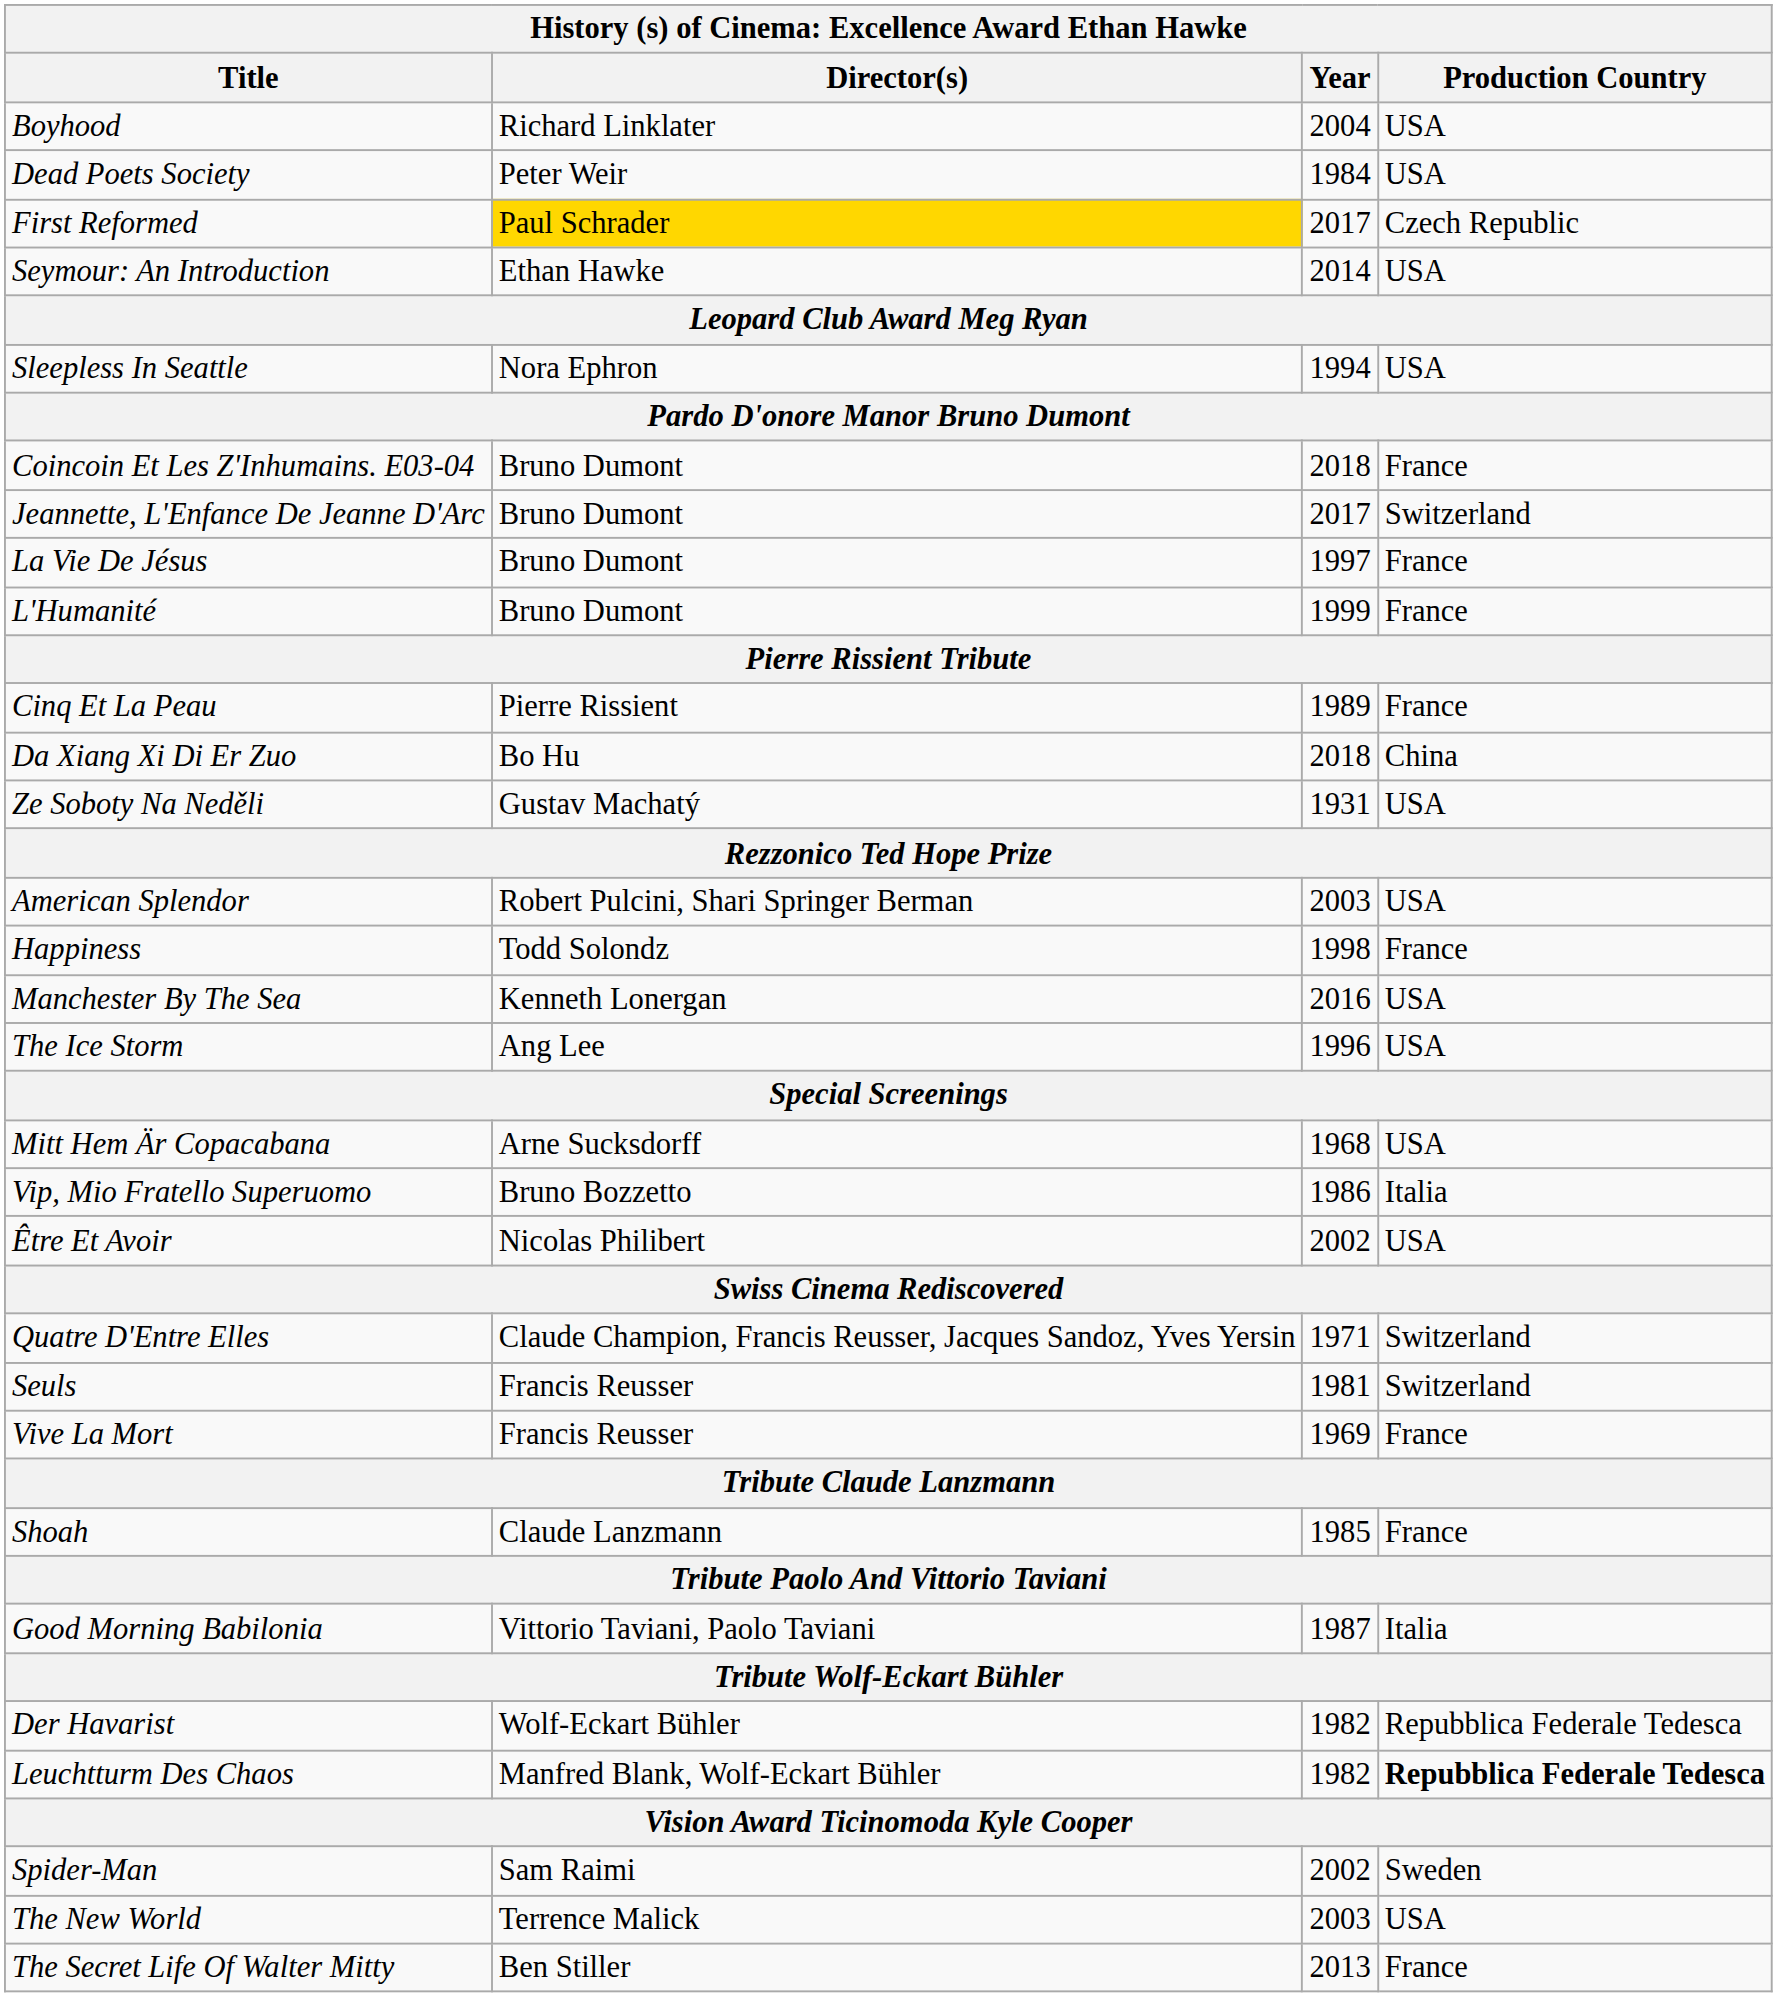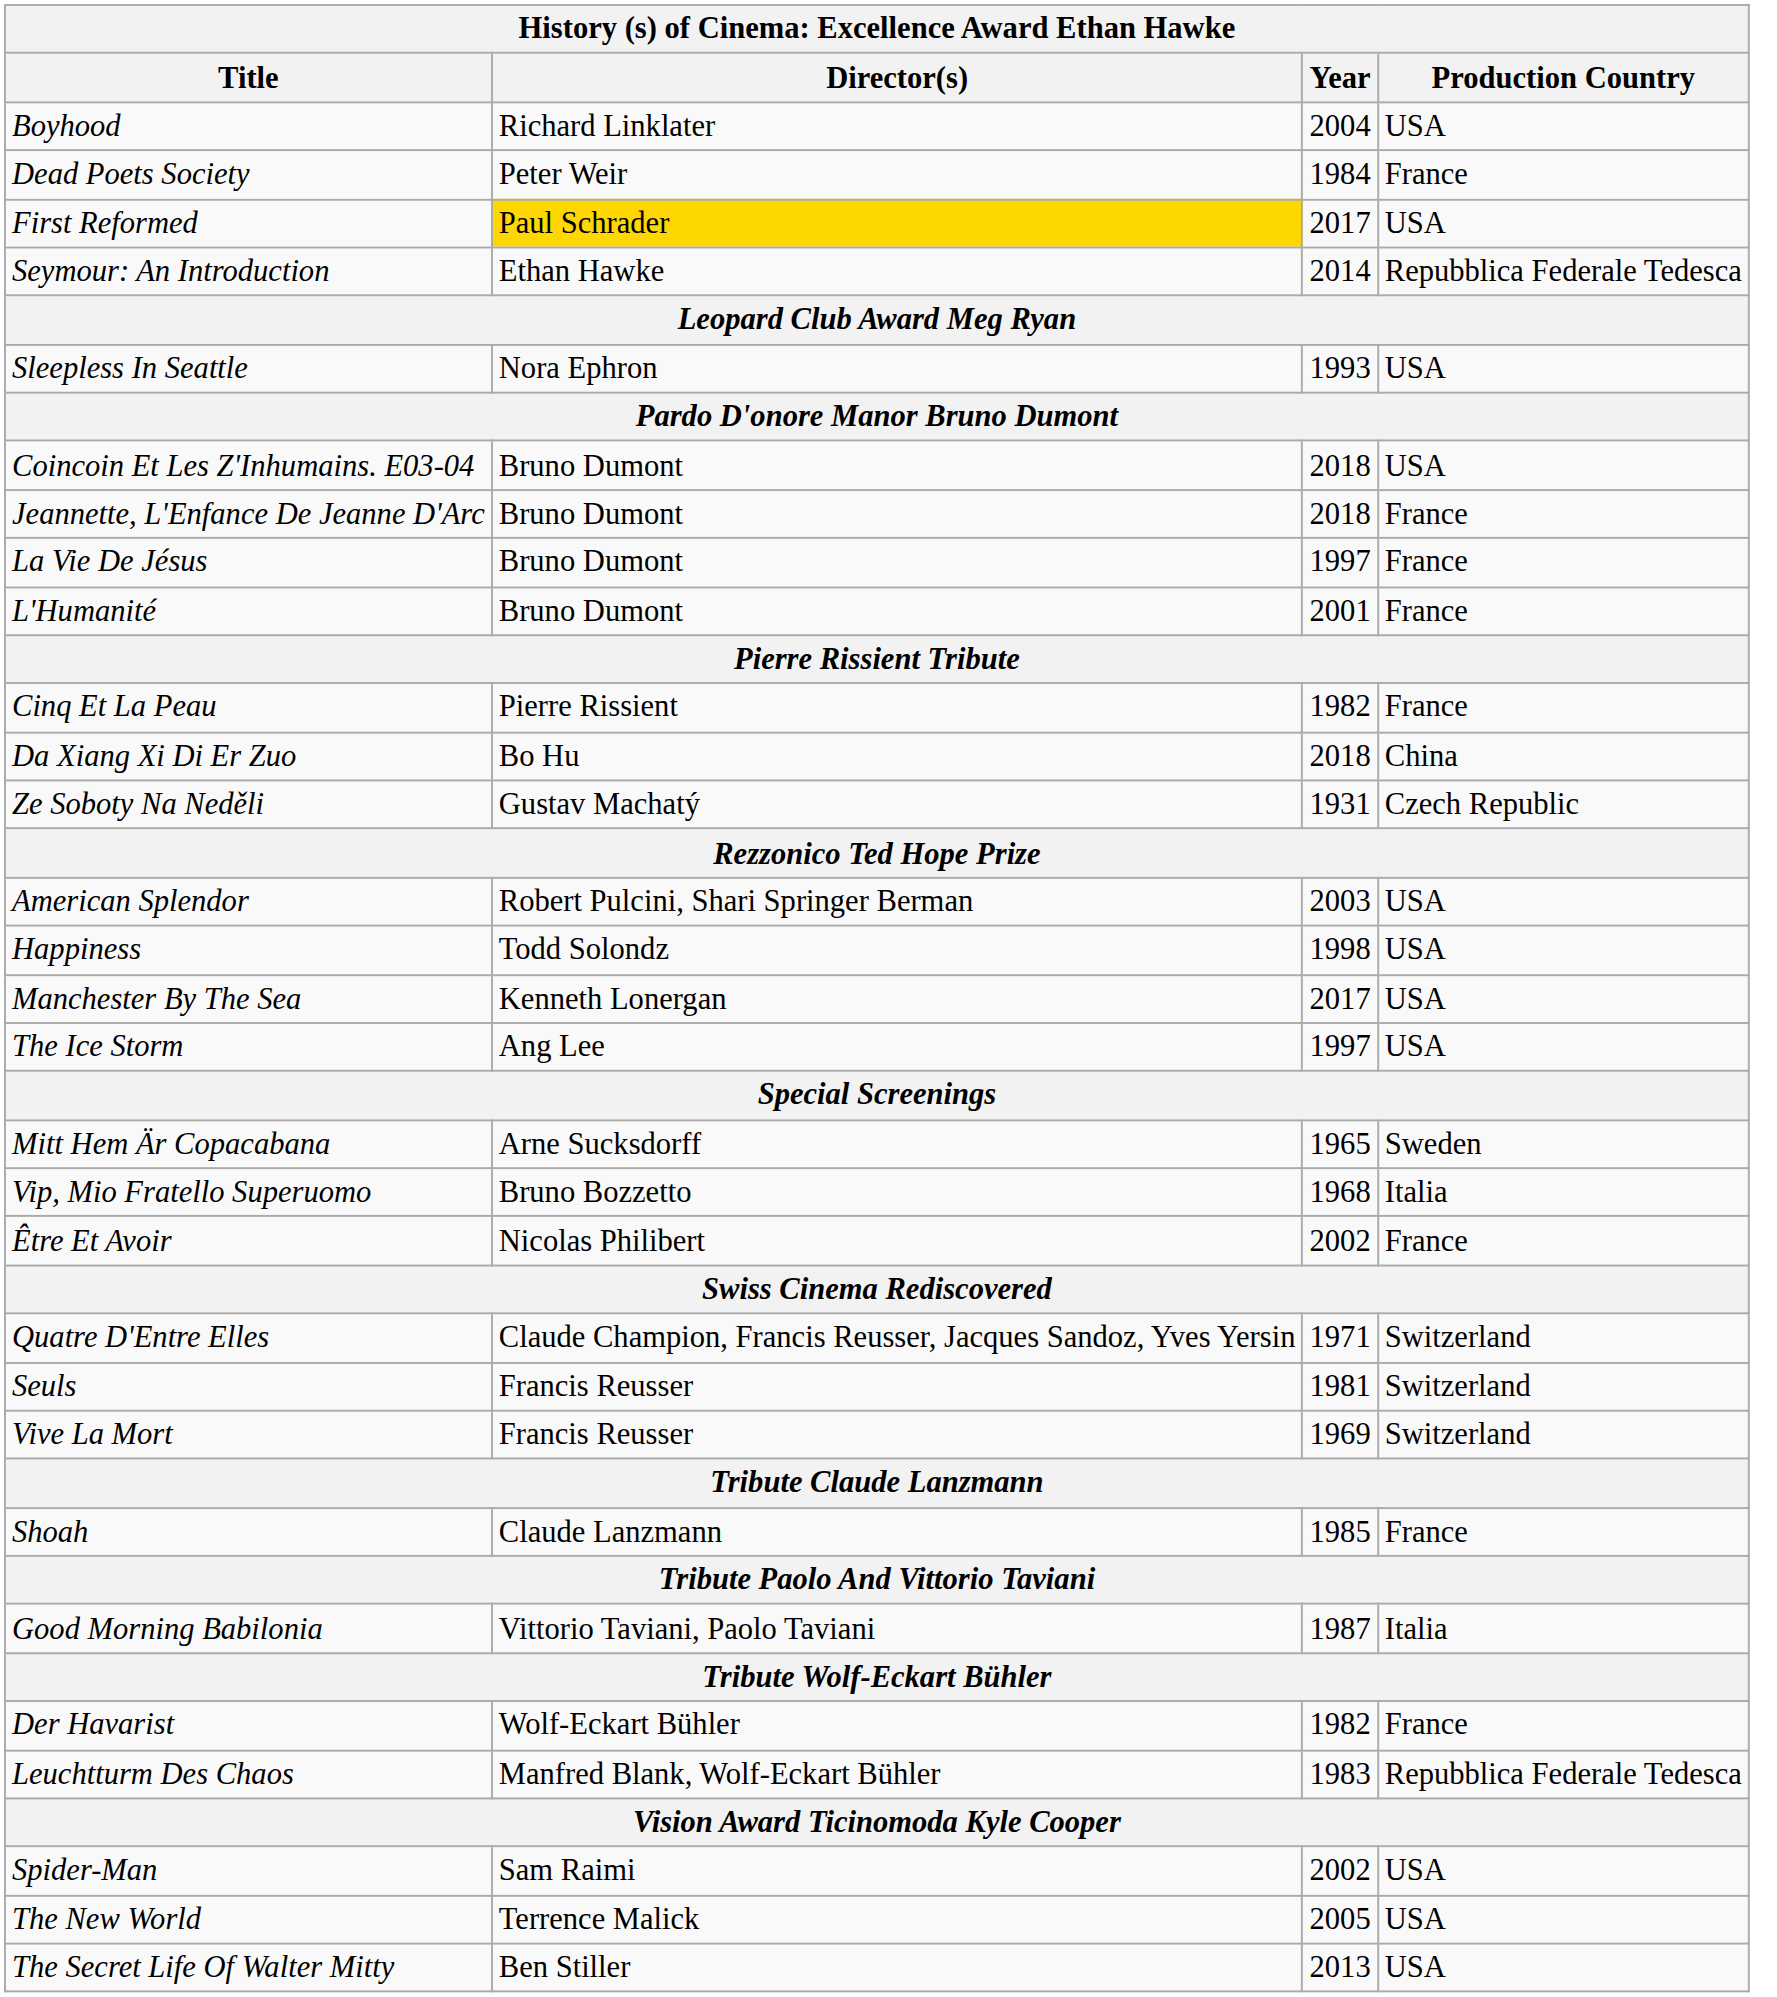(1415, 174) USA -> (1426, 174) France
(1482, 222) Czech Republic -> (1415, 222) USA
(1415, 271) USA -> (1563, 271) Repubblica Federale Tedesca
(1340, 367) 1994 -> (1340, 367) 1993
(1426, 464) France -> (1415, 464) USA
(1340, 513) 2017 -> (1340, 513) 2018
(1458, 513) Switzerland -> (1426, 513) France
(1340, 610) 1999 -> (1340, 610) 2001
(1340, 707) 1989 -> (1340, 707) 1982
(1415, 804) USA -> (1482, 804) Czech Republic
(1426, 949) France -> (1415, 949) USA
(1340, 998) 2016 -> (1340, 998) 2017
(1340, 1046) 1996 -> (1340, 1046) 1997
(1340, 1143) 1968 -> (1340, 1143) 1965
(1415, 1143) USA -> (1433, 1143) Sweden
(1340, 1191) 1986 -> (1340, 1191) 1968
(1415, 1240) USA -> (1426, 1240) France
(1426, 1434) France -> (1458, 1434) Switzerland
(1563, 1725) Repubblica Federale Tedesca -> (1426, 1725) France
(1340, 1773) 1982 -> (1340, 1773) 1983
(1575, 1773) bold -> (1563, 1773) normal
(1433, 1870) Sweden -> (1415, 1870) USA
(1340, 1918) 2003 -> (1340, 1918) 2005
(1426, 1967) France -> (1415, 1967) USA
